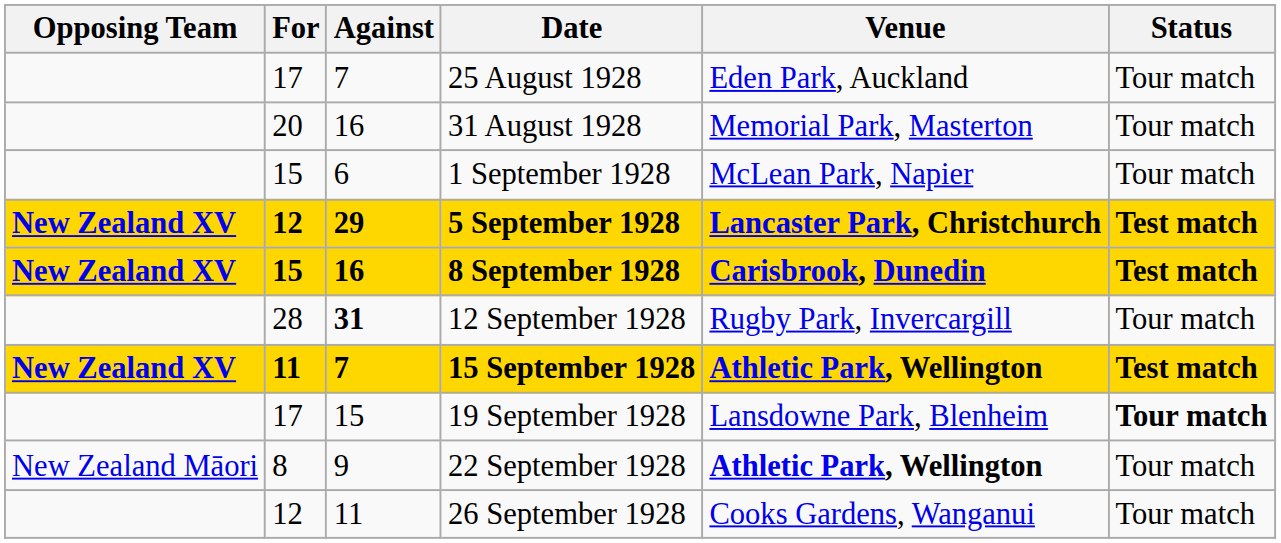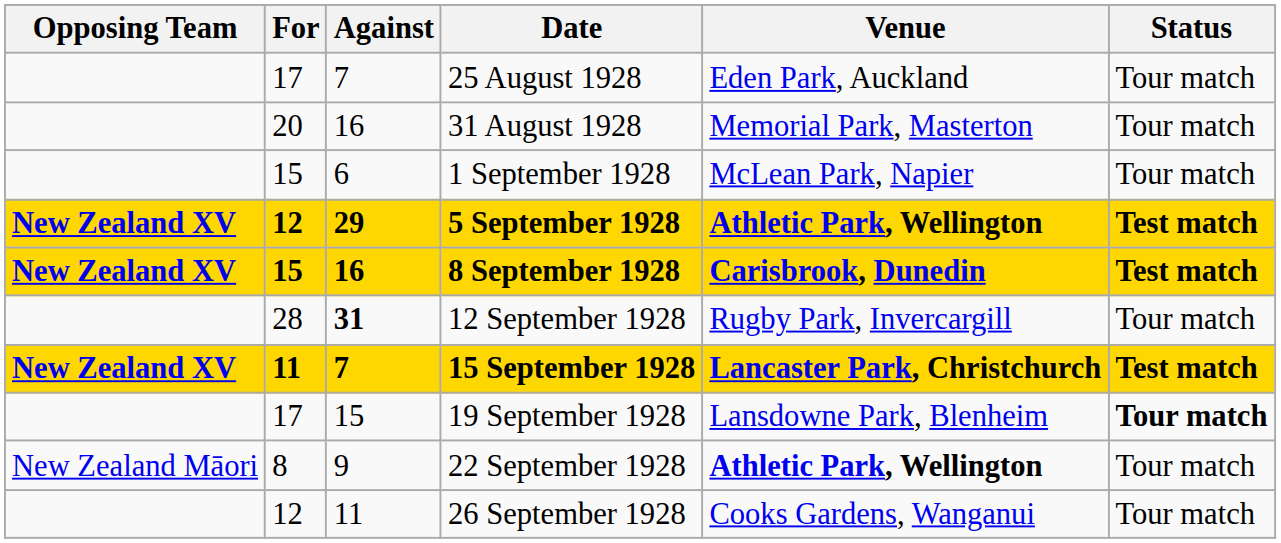(905, 222) Lancaster Park, Christchurch -> (876, 222) Athletic Park, Wellington
(876, 367) Athletic Park, Wellington -> (905, 367) Lancaster Park, Christchurch
